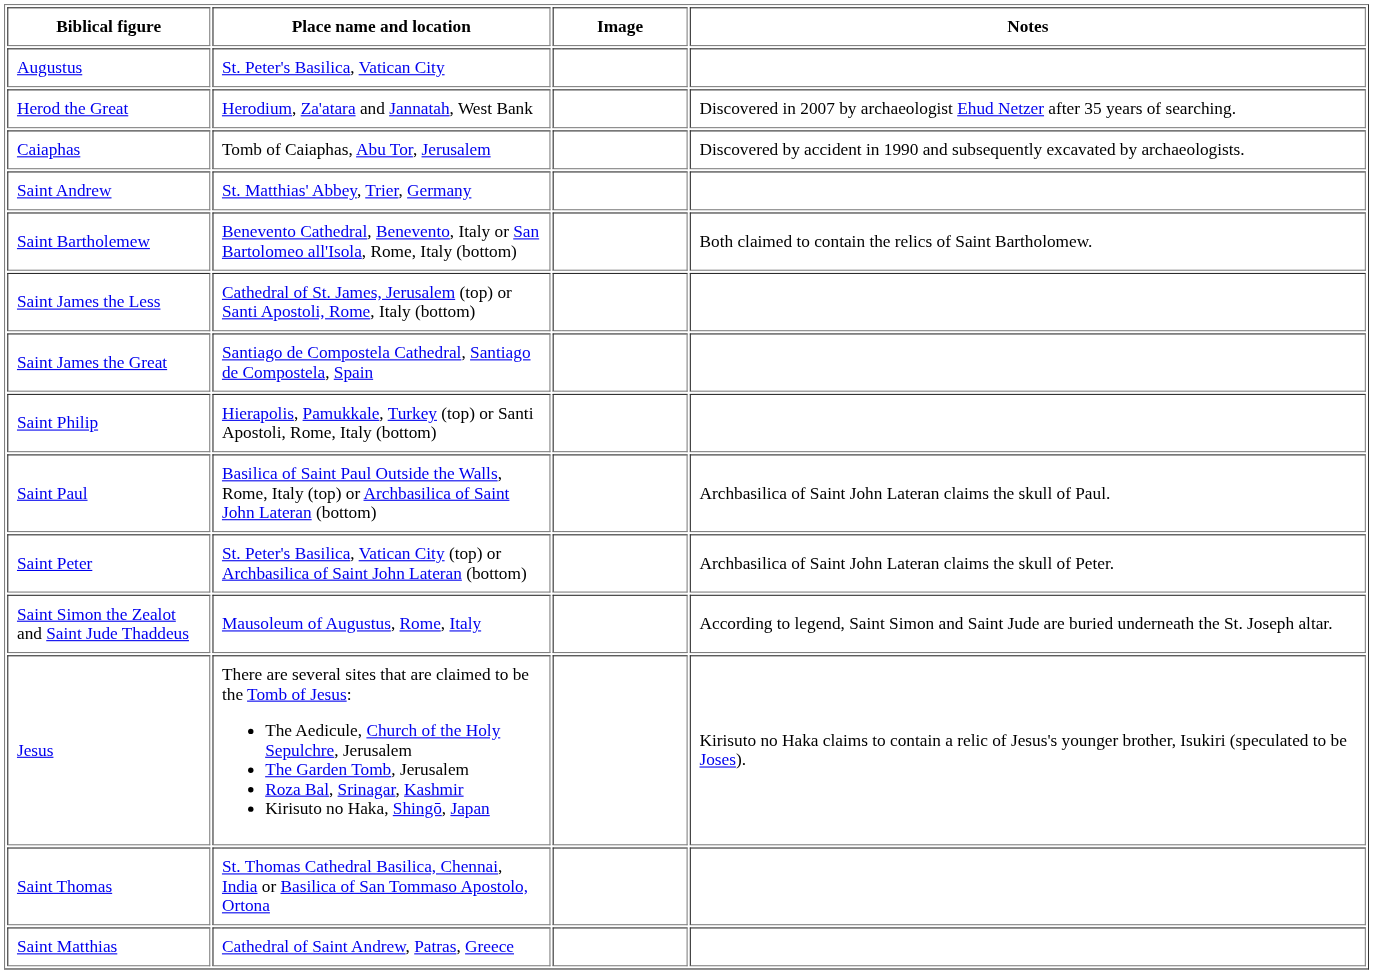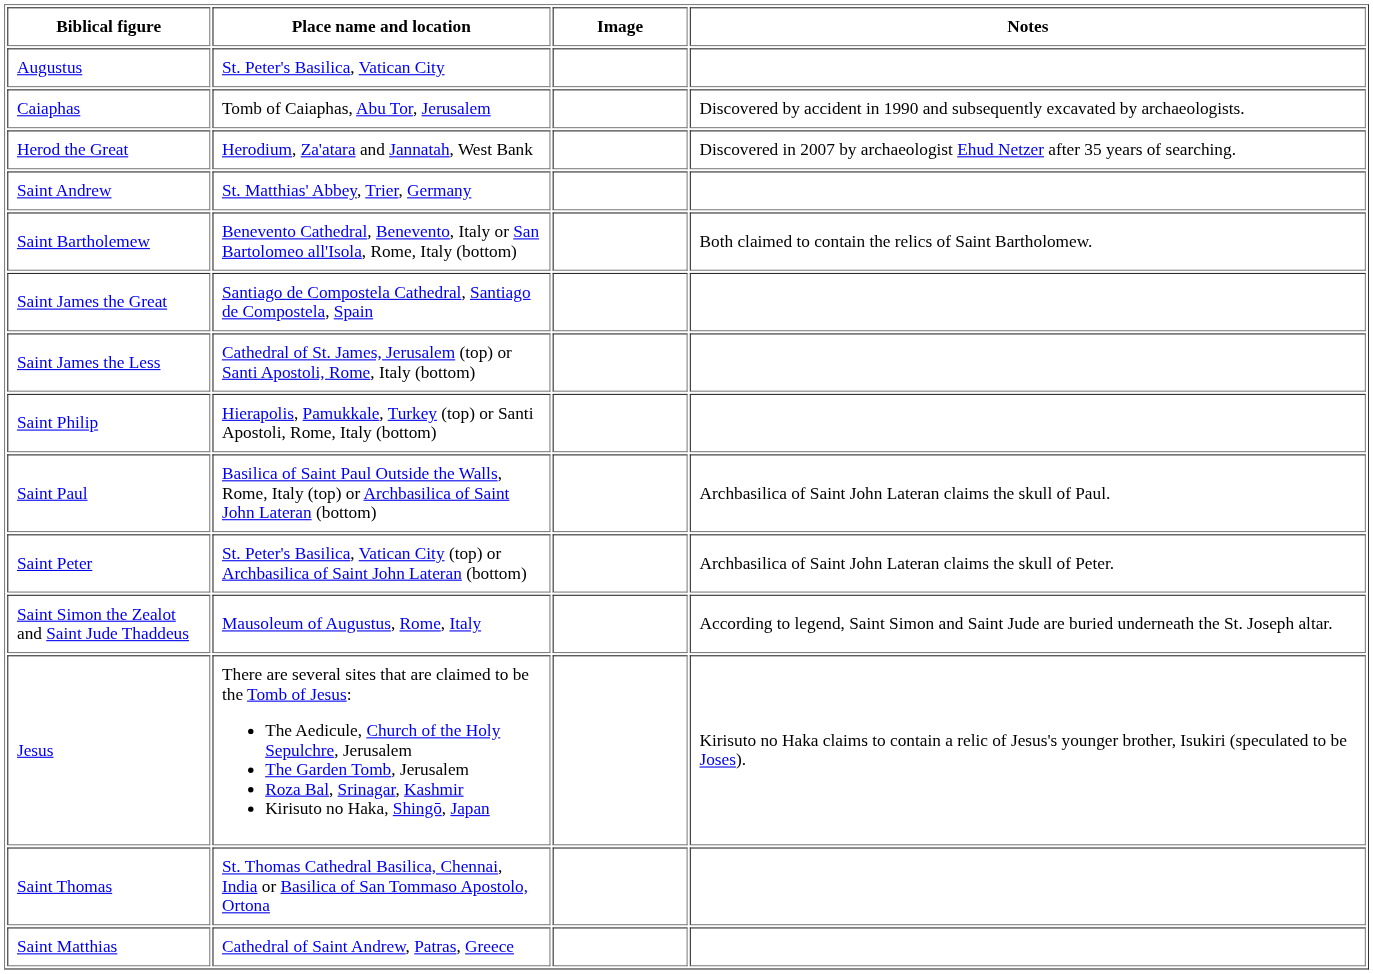rows swapped: (49, 149) <-> (73, 108)
rows swapped: (92, 362) <-> (89, 302)
